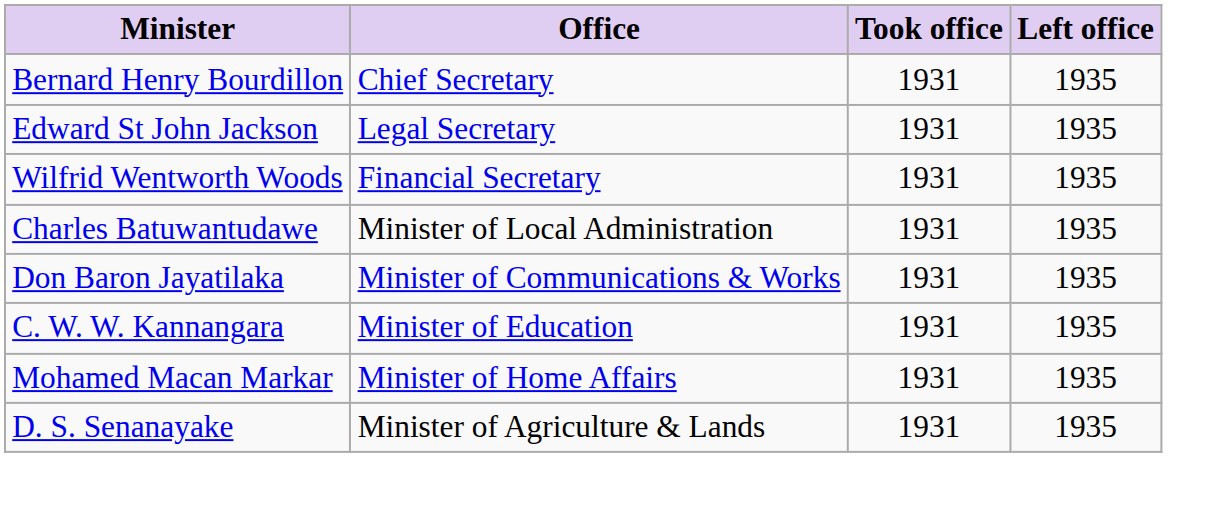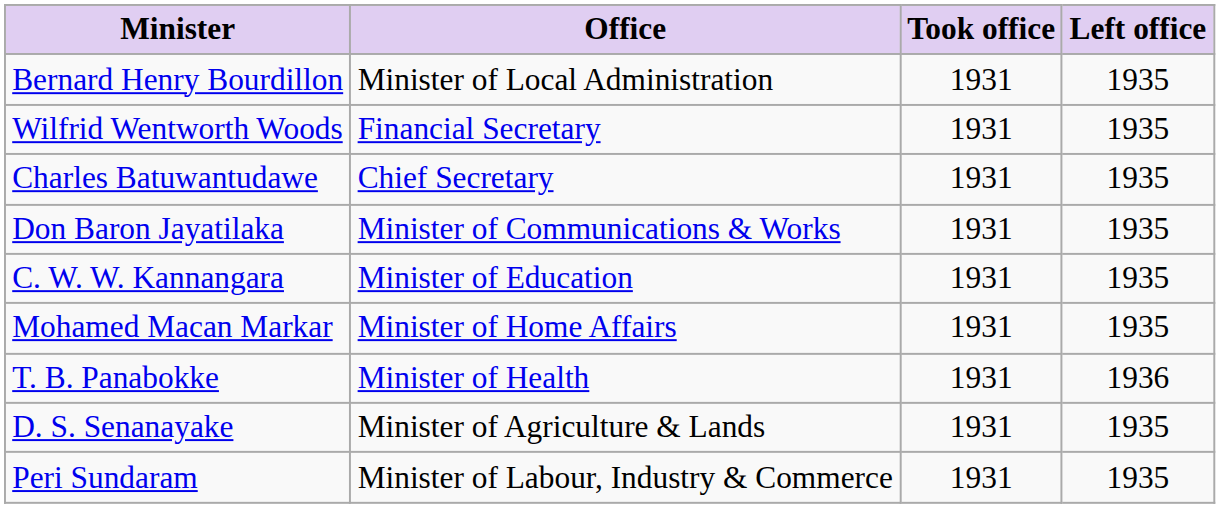(456, 79) Chief Secretary -> (565, 79) Minister of Local Administration
- row: (165, 128)
(565, 228) Minister of Local Administration -> (456, 178) Chief Secretary
+ row: (116, 377)
+ row: (105, 476)
